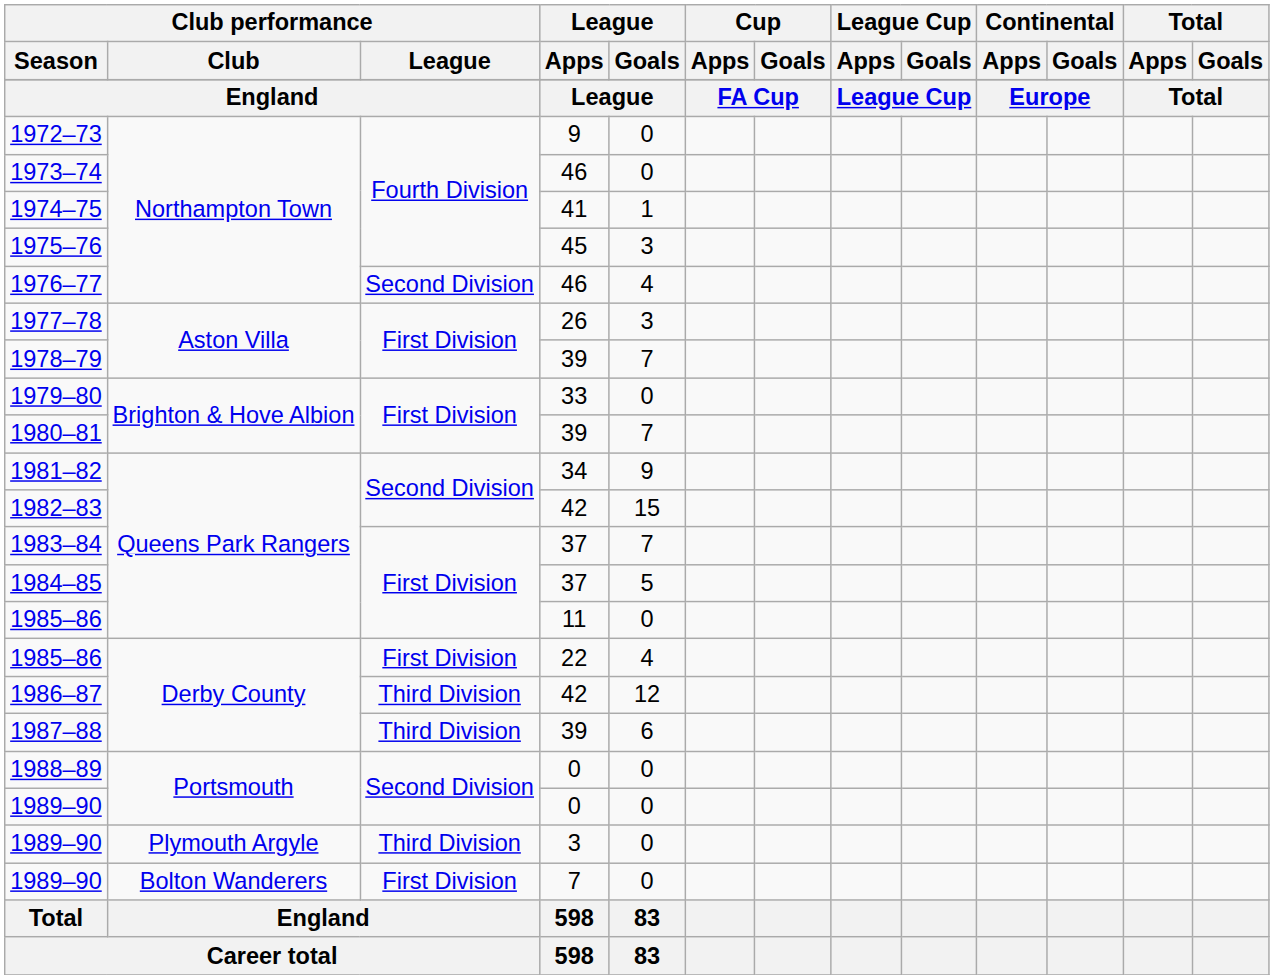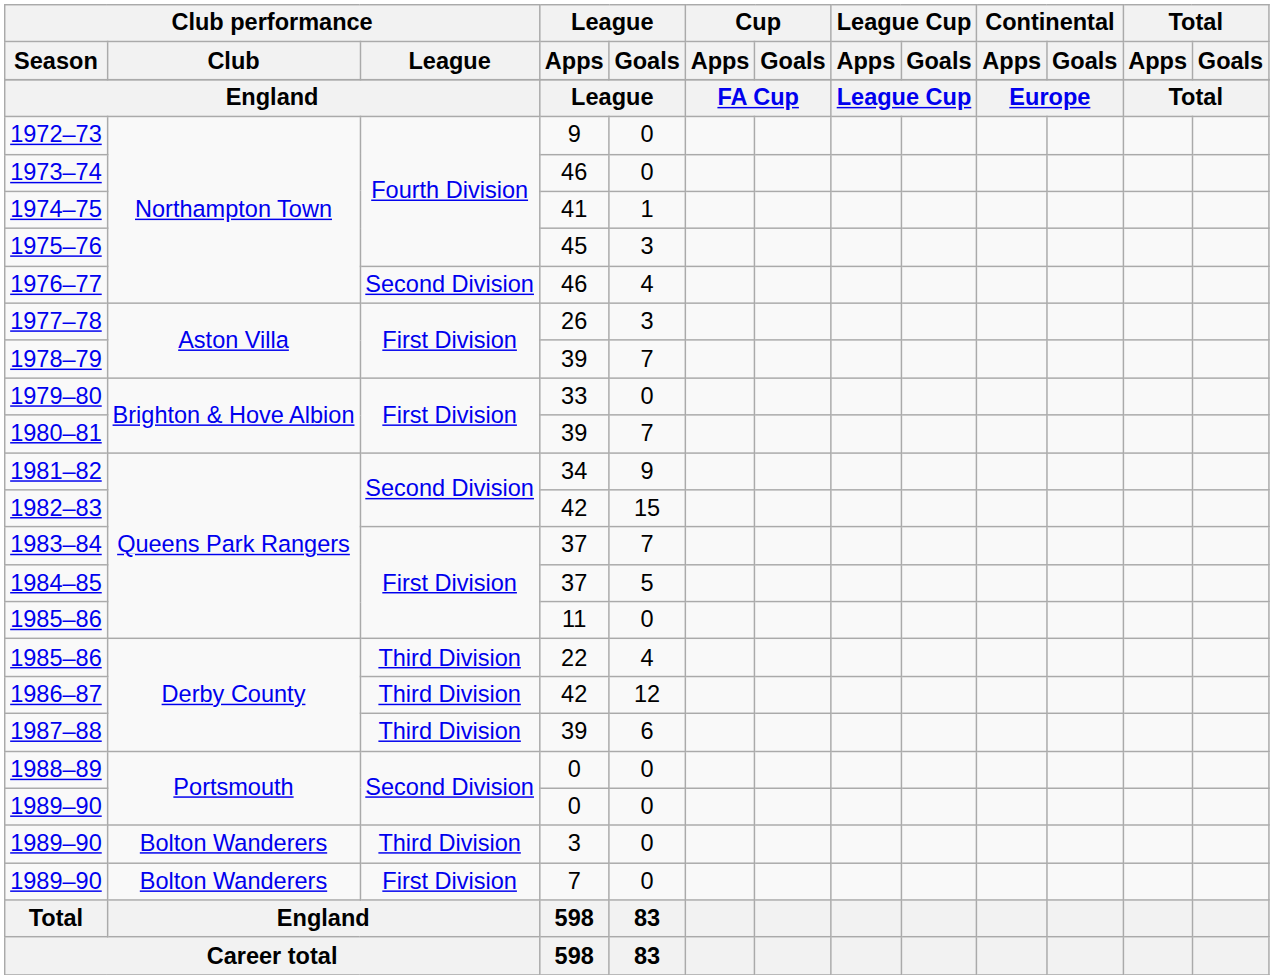(450, 657) First Division -> (450, 657) Third Division
(234, 843) Plymouth Argyle -> (234, 843) Bolton Wanderers
